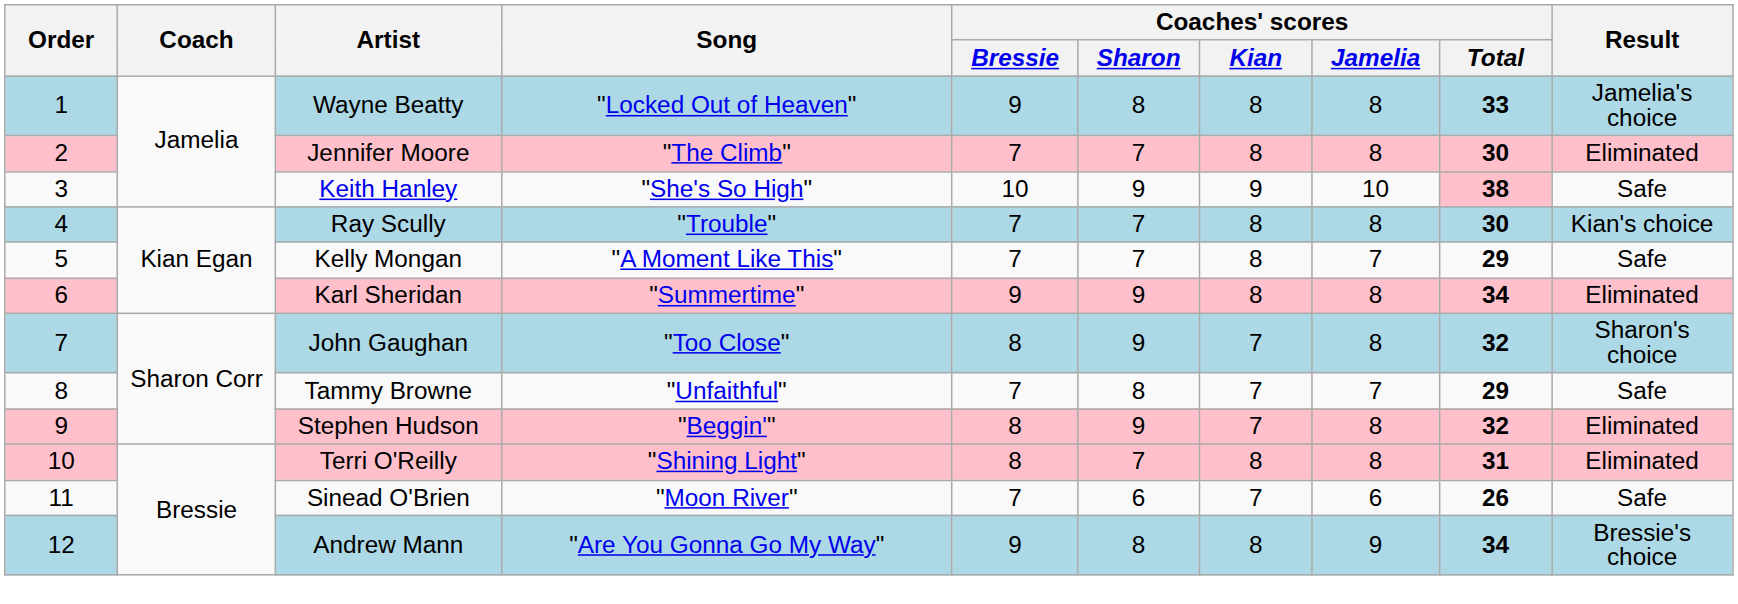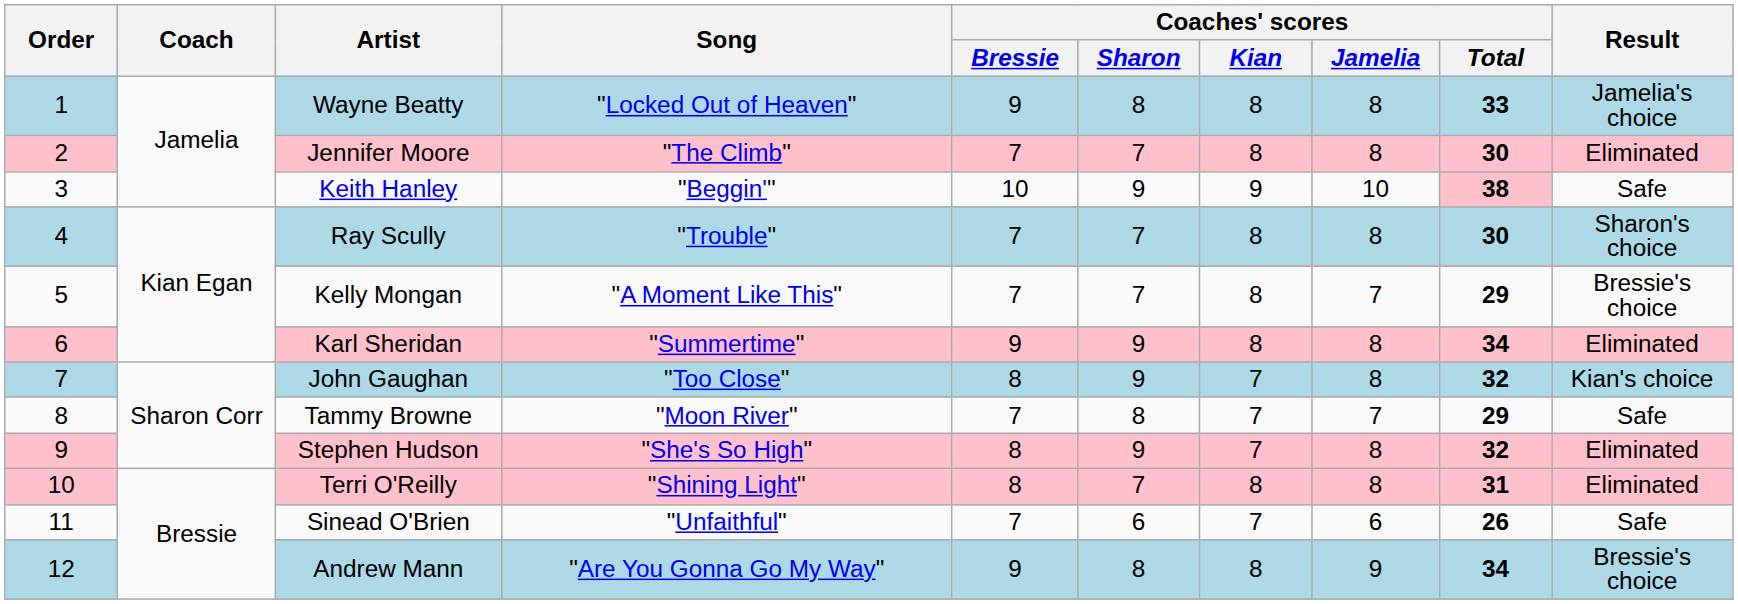(727, 188) "She's So High" -> (727, 188) "Beggin'"
(1642, 224) Kian's choice -> (1642, 236) Sharon's choice
(1642, 259) Safe -> (1642, 296) Bressie's choice
(1642, 342) Sharon's choice -> (1642, 379) Kian's choice
(727, 390) "Unfaithful" -> (727, 414) "Moon River"
(727, 426) "Beggin'" -> (727, 450) "She's So High"
(727, 497) "Moon River" -> (727, 521) "Unfaithful"
